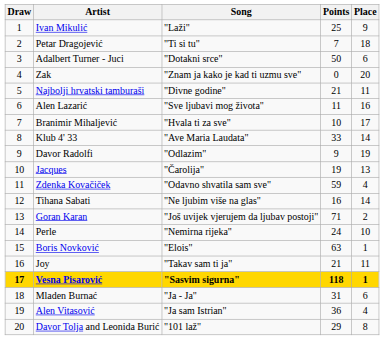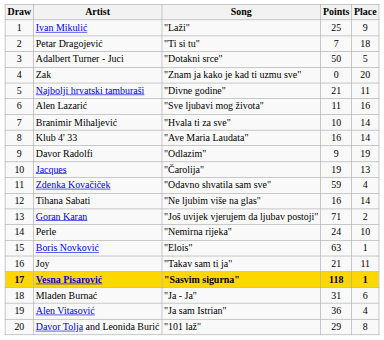(365, 59) 6 -> (365, 59) 5
(365, 122) 17 -> (365, 122) 14
(336, 138) 33 -> (336, 138) 16
